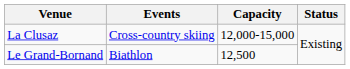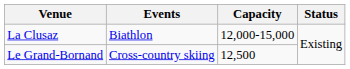(162, 34) Cross-country skiing -> (131, 34) Biathlon
(131, 54) Biathlon -> (162, 54) Cross-country skiing
